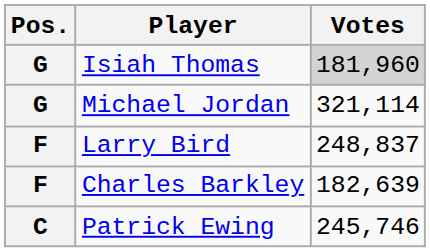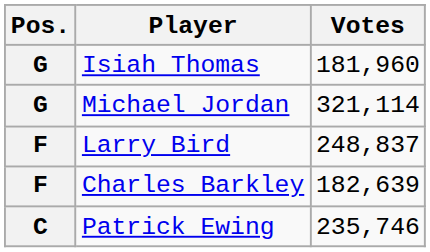(368, 65) lightgrey background -> (368, 65) no background
(368, 226) 245,746 -> (368, 226) 235,746
